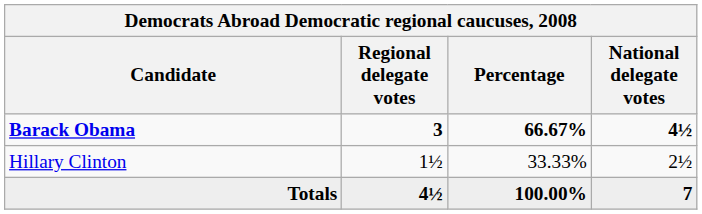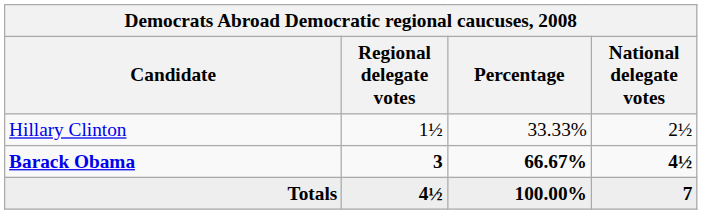rows swapped: (72, 129) <-> (68, 161)
